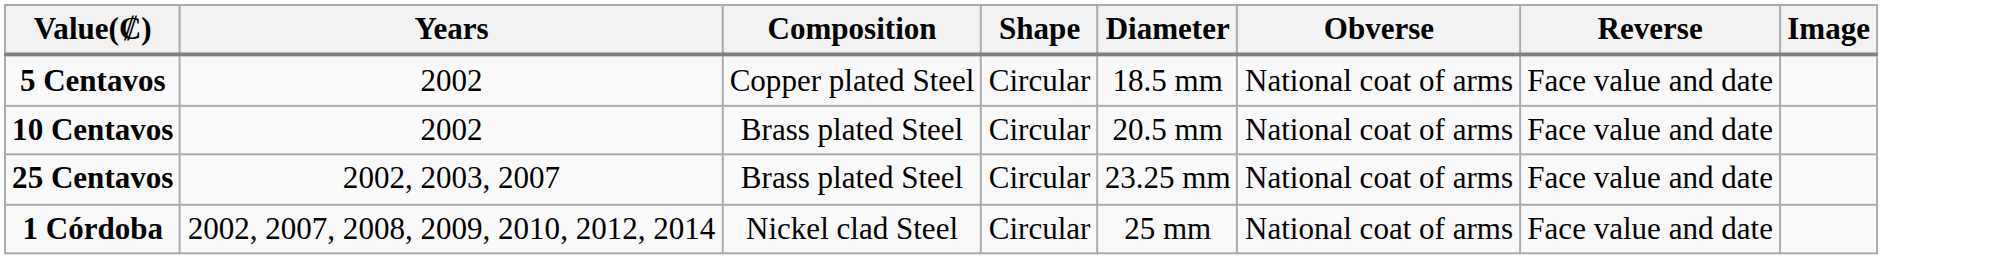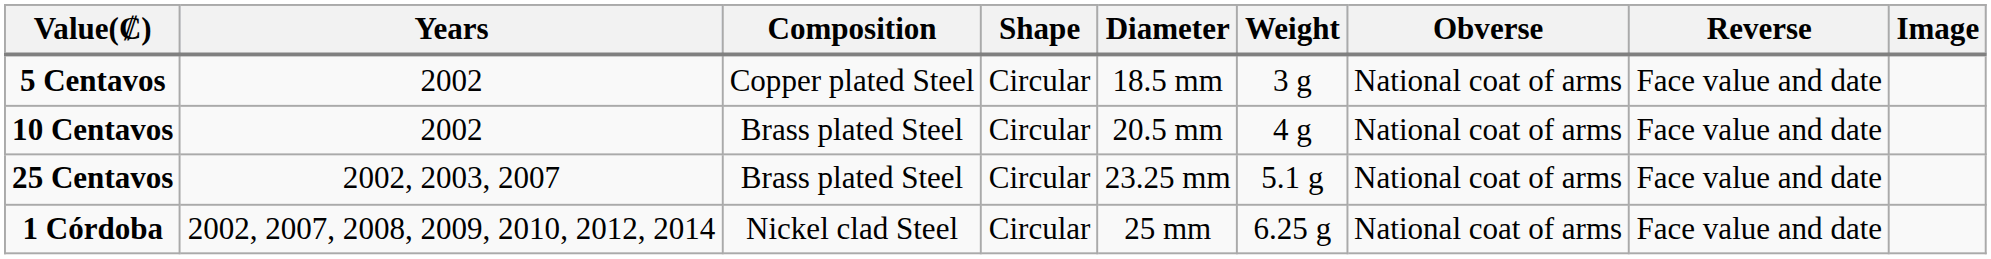+ column: (1292, 29)
